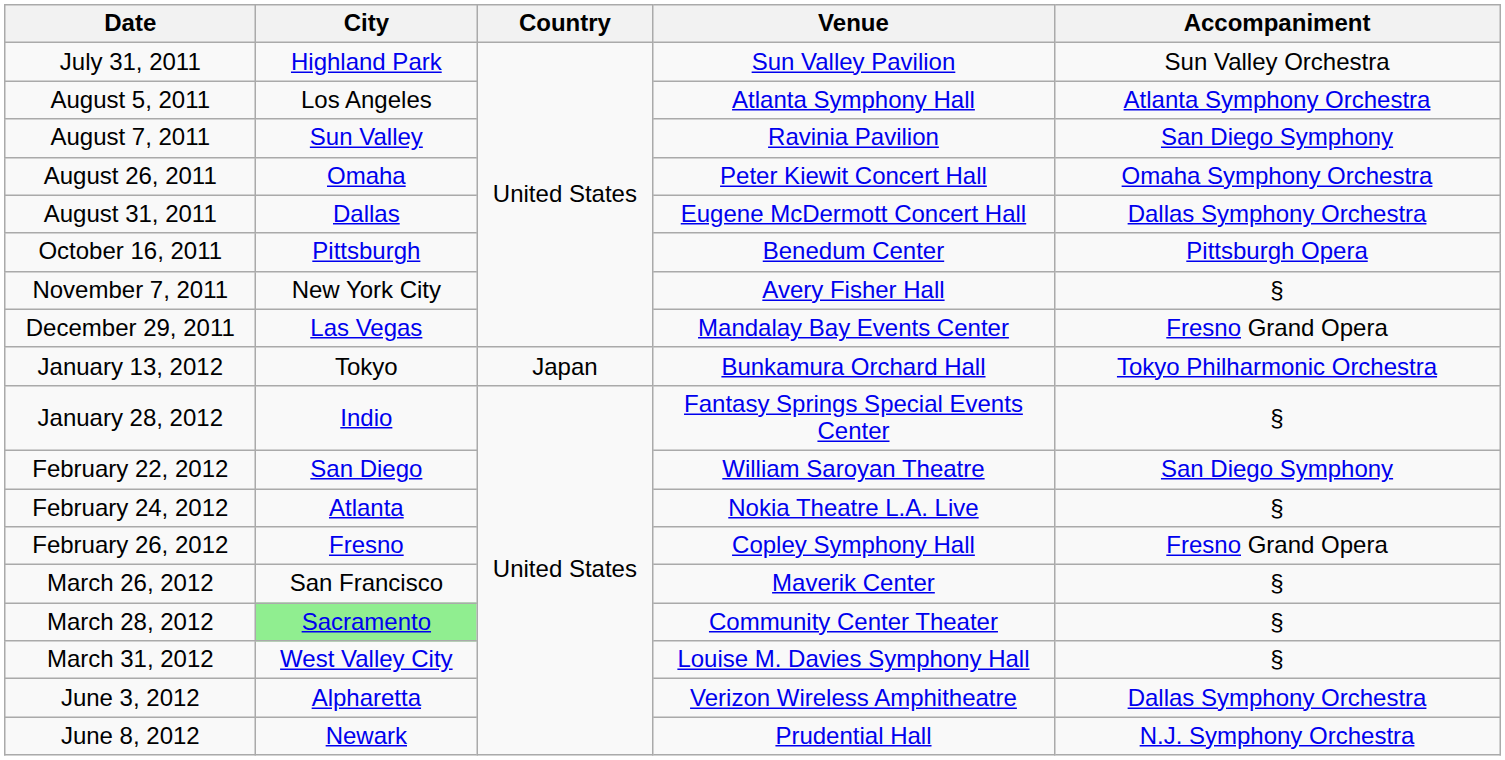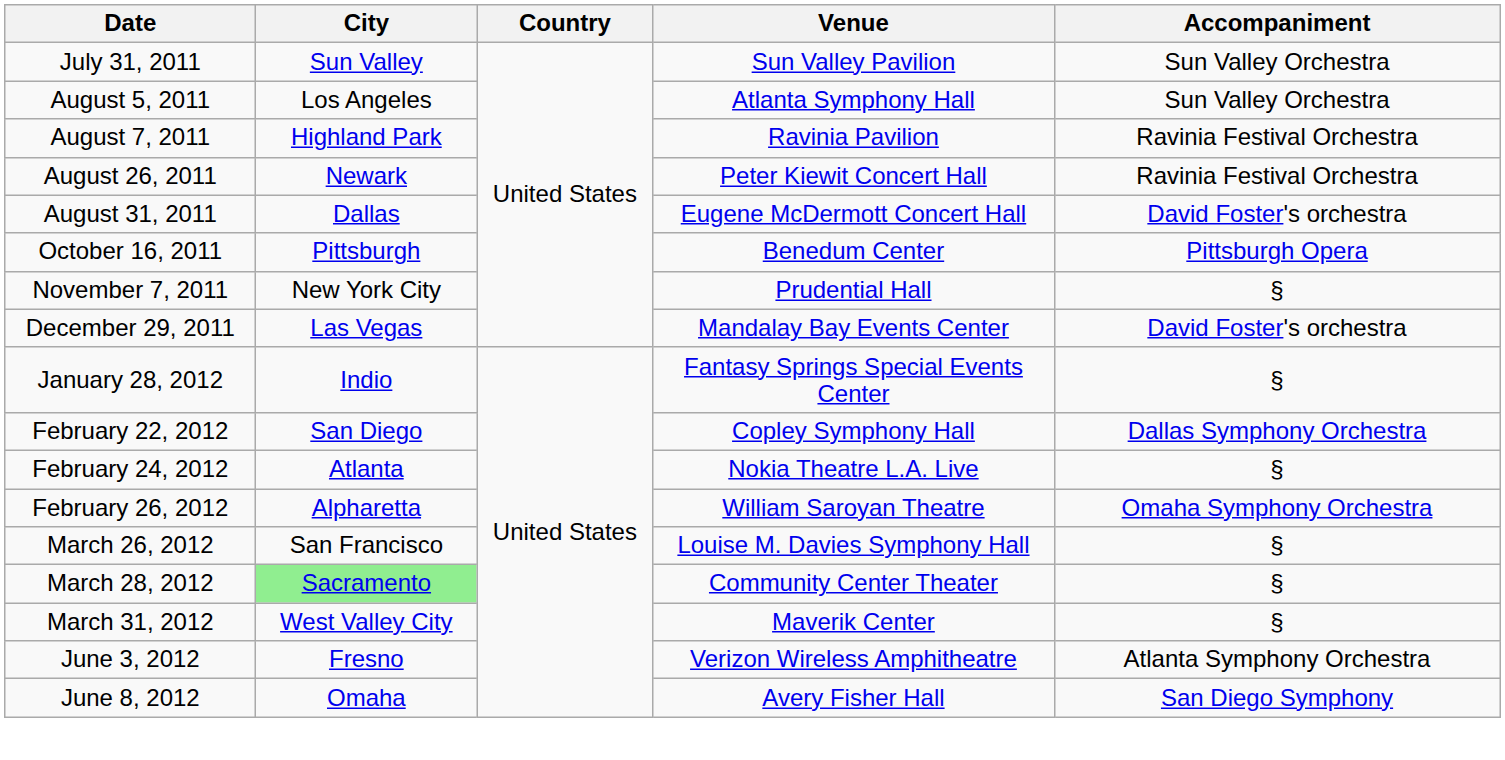(366, 61) Highland Park -> (366, 61) Sun Valley
(1277, 99) Atlanta Symphony Orchestra -> (1277, 99) Sun Valley Orchestra
(366, 137) Sun Valley -> (366, 137) Highland Park
(1277, 137) San Diego Symphony -> (1277, 137) Ravinia Festival Orchestra
(366, 175) Omaha -> (366, 175) Newark
(1277, 175) Omaha Symphony Orchestra -> (1277, 175) Ravinia Festival Orchestra
(1277, 213) Dallas Symphony Orchestra -> (1277, 213) David Foster's orchestra
(853, 289) Avery Fisher Hall -> (853, 289) Prudential Hall
(1277, 328) Fresno Grand Opera -> (1277, 328) David Foster's orchestra
- row: (130, 366)
(853, 469) William Saroyan Theatre -> (853, 431) Copley Symphony Hall
(1277, 469) San Diego Symphony -> (1277, 431) Dallas Symphony Orchestra
(366, 545) Fresno -> (366, 507) Alpharetta
(853, 545) Copley Symphony Hall -> (853, 507) William Saroyan Theatre
(1277, 545) Fresno Grand Opera -> (1277, 507) Omaha Symphony Orchestra
(853, 583) Maverik Center -> (853, 545) Louise M. Davies Symphony Hall
(853, 659) Louise M. Davies Symphony Hall -> (853, 621) Maverik Center
(366, 697) Alpharetta -> (366, 659) Fresno
(1277, 697) Dallas Symphony Orchestra -> (1277, 659) Atlanta Symphony Orchestra
(366, 735) Newark -> (366, 697) Omaha
(853, 735) Prudential Hall -> (853, 697) Avery Fisher Hall
(1277, 735) N.J. Symphony Orchestra -> (1277, 697) San Diego Symphony
